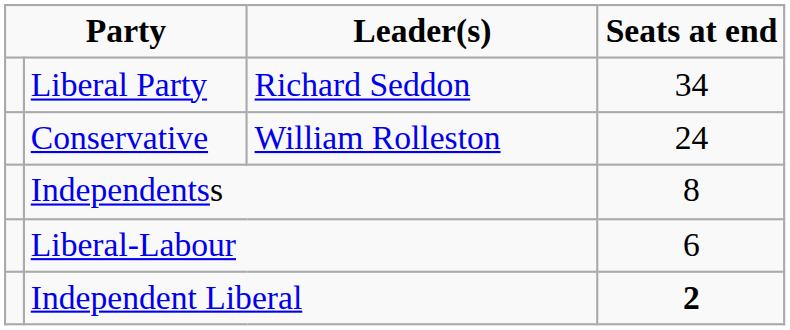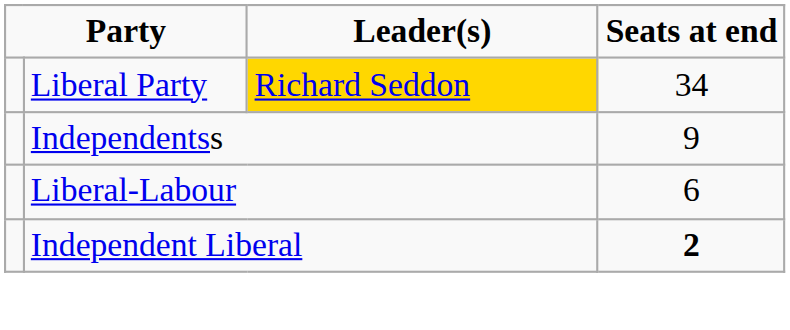(362, 84) no background -> (362, 84) gold background
- row: (119, 137)
(692, 191) 8 -> (692, 137) 9
